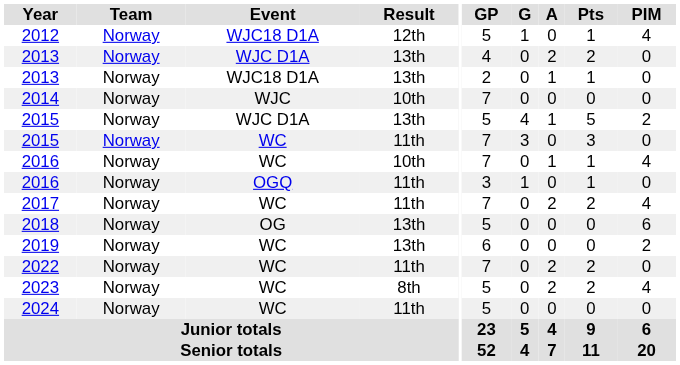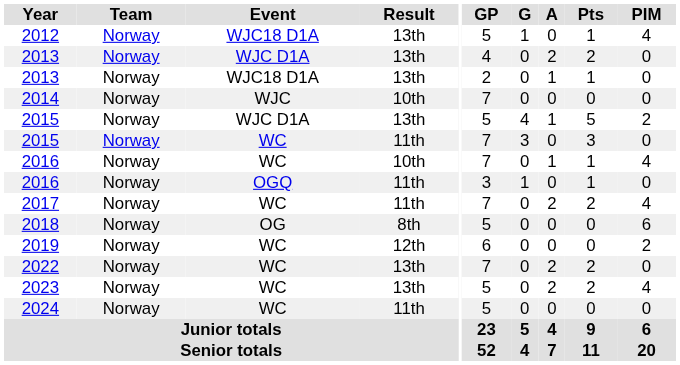(409, 35) 12th -> (409, 35) 13th
(409, 224) 13th -> (409, 224) 8th
(409, 245) 13th -> (409, 245) 12th
(409, 266) 11th -> (409, 266) 13th
(409, 287) 8th -> (409, 287) 13th
